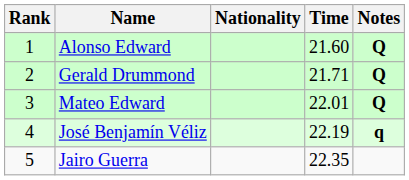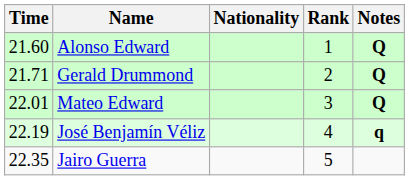columns swapped: (30, 18) <-> (329, 18)
